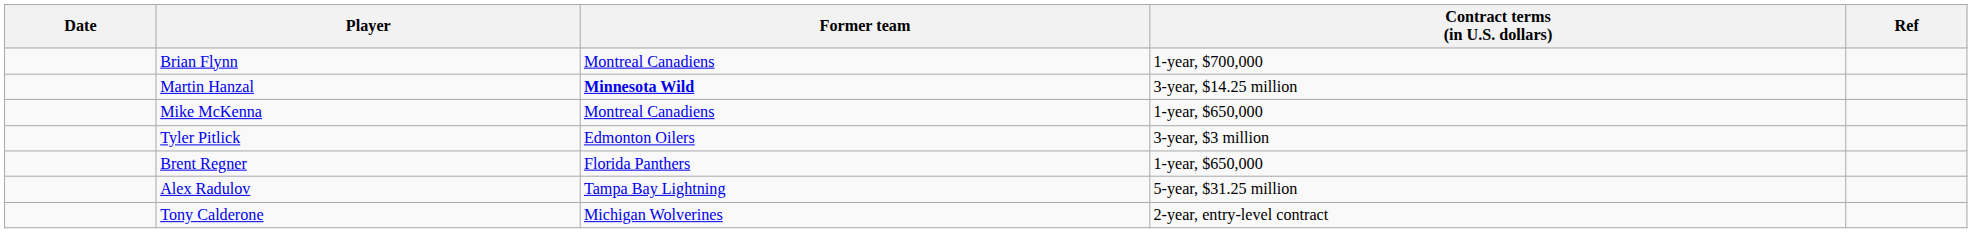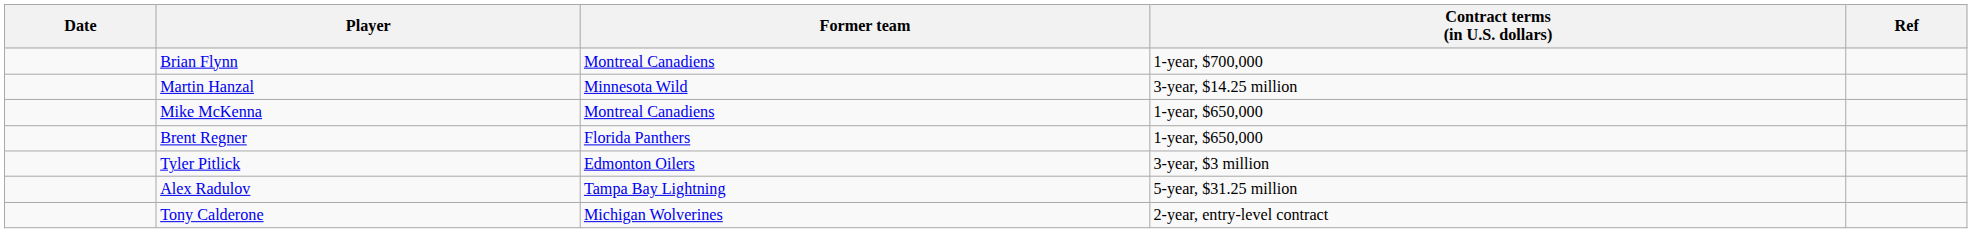(639, 86) bold -> (636, 86) normal
rows swapped: (200, 138) <-> (203, 163)
